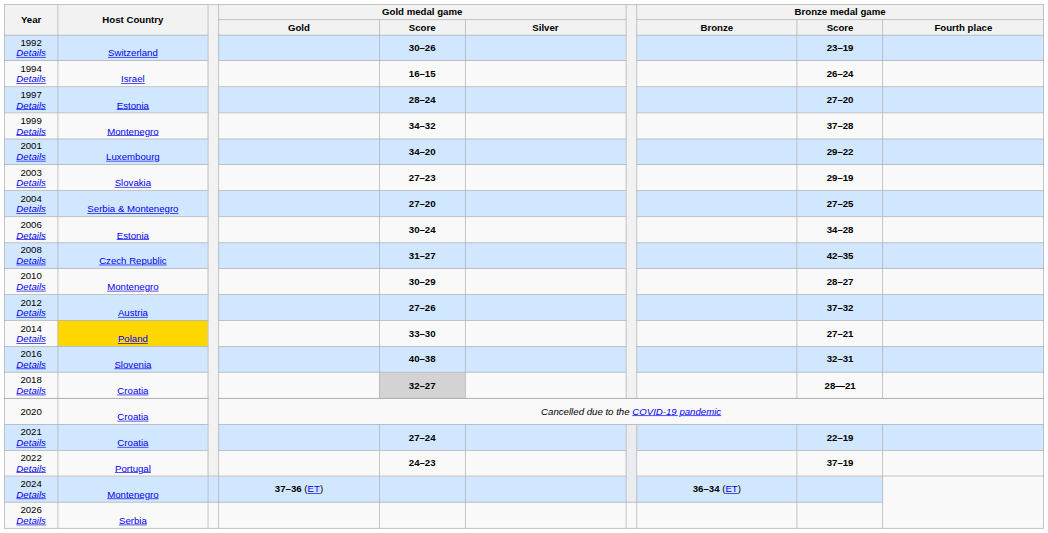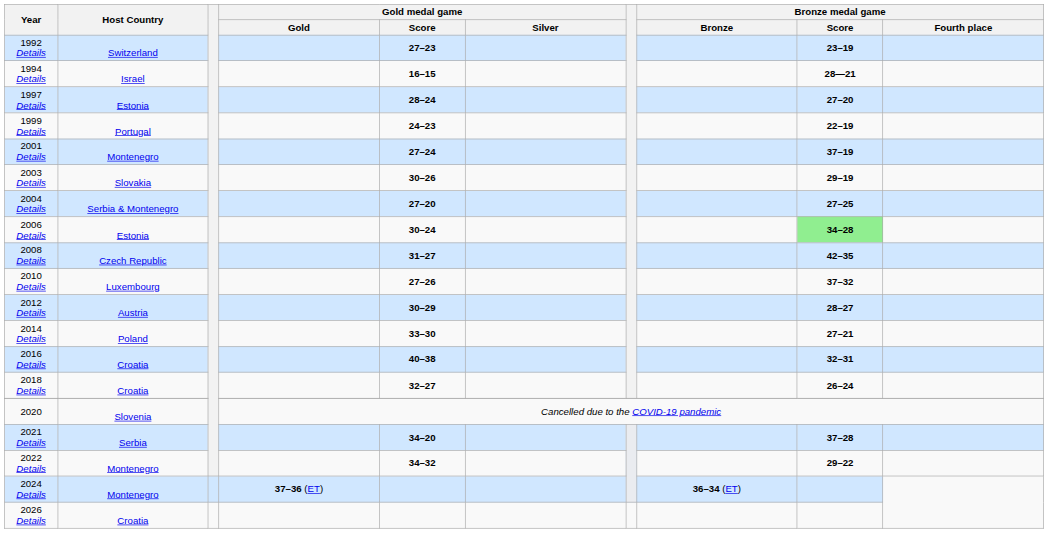(422, 48) 30–26 -> (422, 48) 27–23
(840, 74) 26–24 -> (840, 74) 28—21
(133, 131) Montenegro -> (133, 131) Portugal
(422, 126) 34–32 -> (422, 126) 24–23
(840, 126) 37–28 -> (840, 126) 22–19
(133, 157) Luxembourg -> (133, 157) Montenegro
(422, 152) 34–20 -> (422, 152) 27–24
(840, 152) 29–22 -> (840, 152) 37–19
(422, 178) 27–23 -> (422, 178) 30–26
(840, 230) no background -> (840, 230) lightgreen background
(133, 287) Montenegro -> (133, 287) Luxembourg
(422, 282) 30–29 -> (422, 282) 27–26
(840, 282) 28–27 -> (840, 282) 37–32
(422, 308) 27–26 -> (422, 308) 30–29
(840, 308) 37–32 -> (840, 308) 28–27
(133, 339) gold background -> (133, 339) no background
(133, 365) Slovenia -> (133, 365) Croatia
(422, 386) lightgrey background -> (422, 386) no background
(840, 386) 28—21 -> (840, 386) 26–24
(133, 417) Croatia -> (133, 417) Slovenia
(133, 443) Croatia -> (133, 443) Serbia
(422, 438) 27–24 -> (422, 438) 34–20
(840, 438) 22–19 -> (840, 438) 37–28
(133, 469) Portugal -> (133, 469) Montenegro
(422, 464) 24–23 -> (422, 464) 34–32
(840, 464) 37–19 -> (840, 464) 29–22
(133, 521) Serbia -> (133, 521) Croatia
